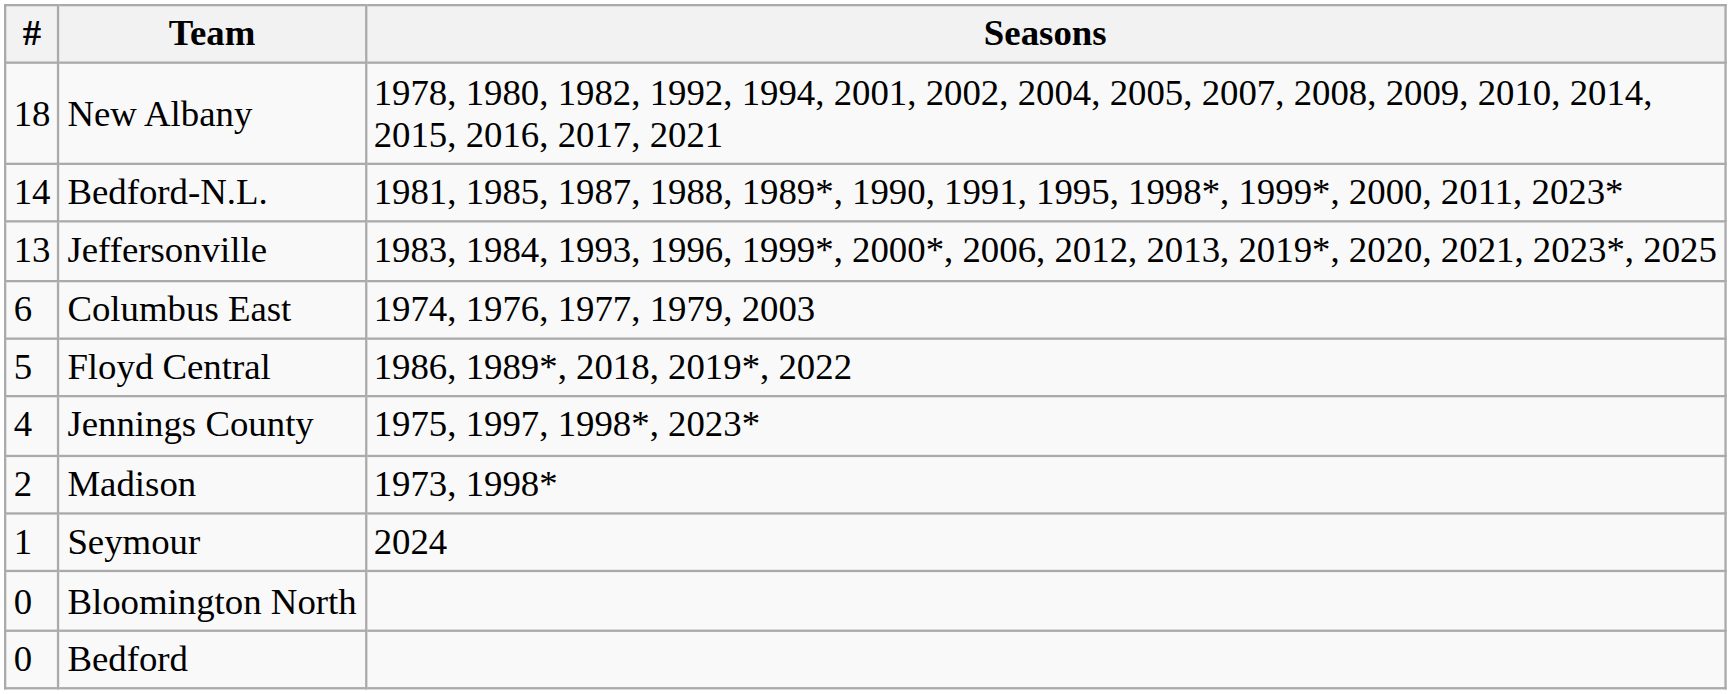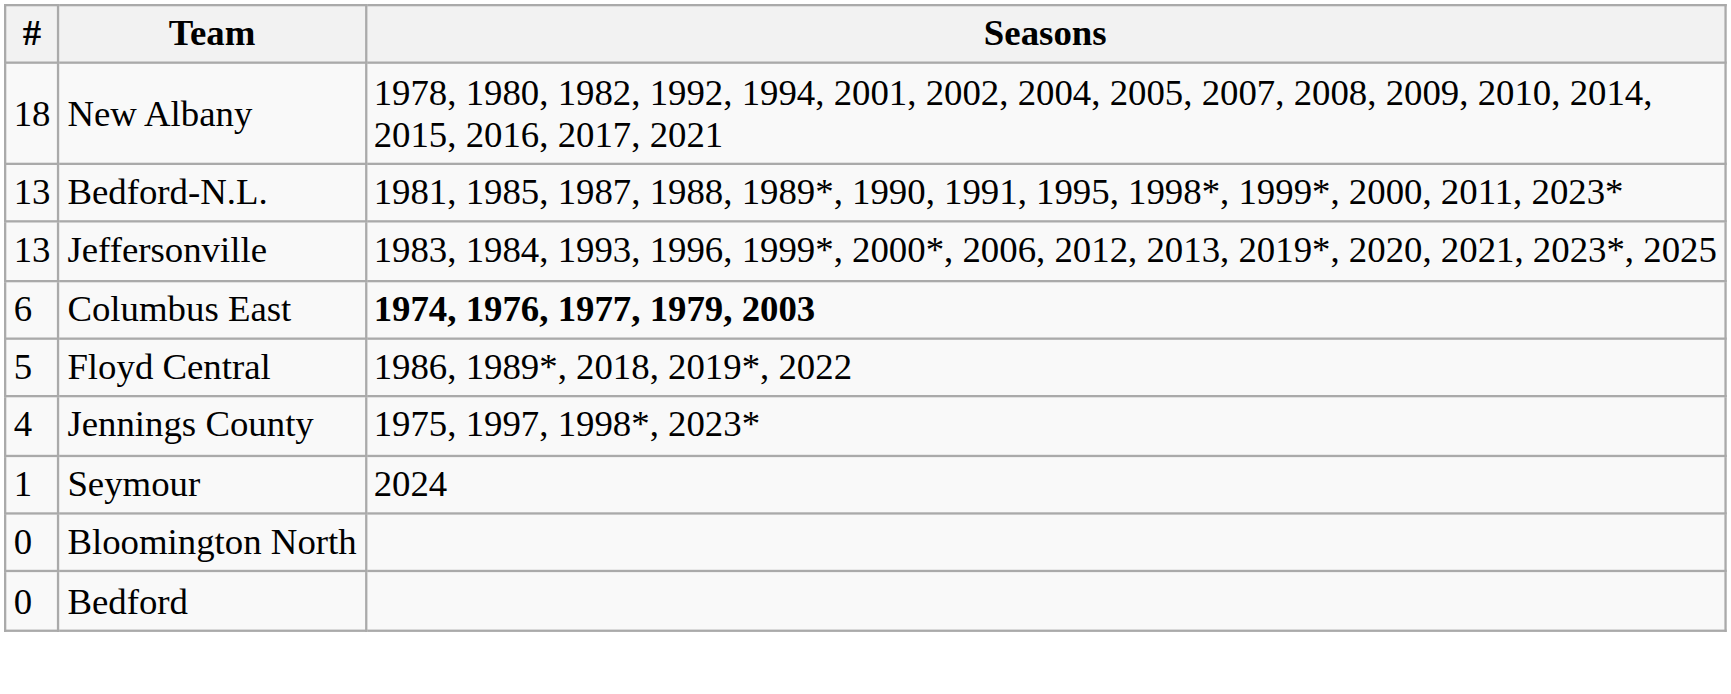(32, 191) 14 -> (32, 191) 13
(594, 308) normal -> (594, 308) bold
- row: (132, 483)
